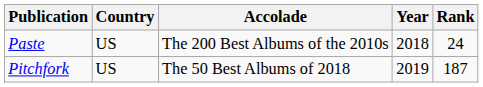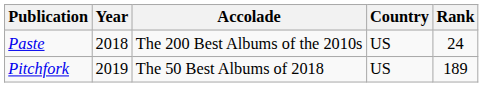columns swapped: (125, 17) <-> (413, 17)
(455, 69) 187 -> (455, 69) 189
